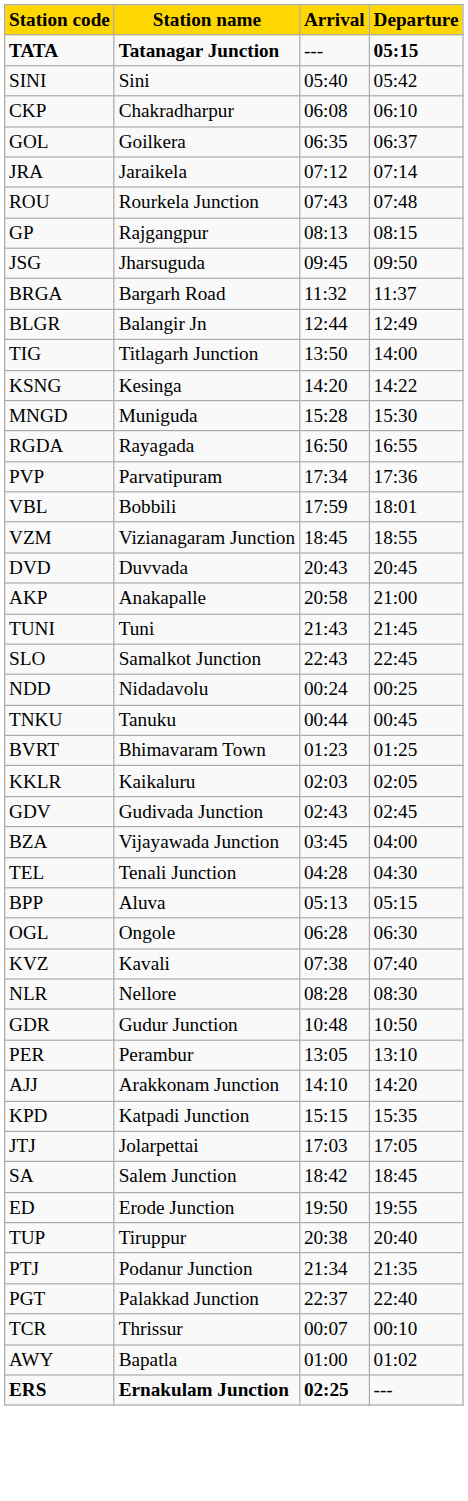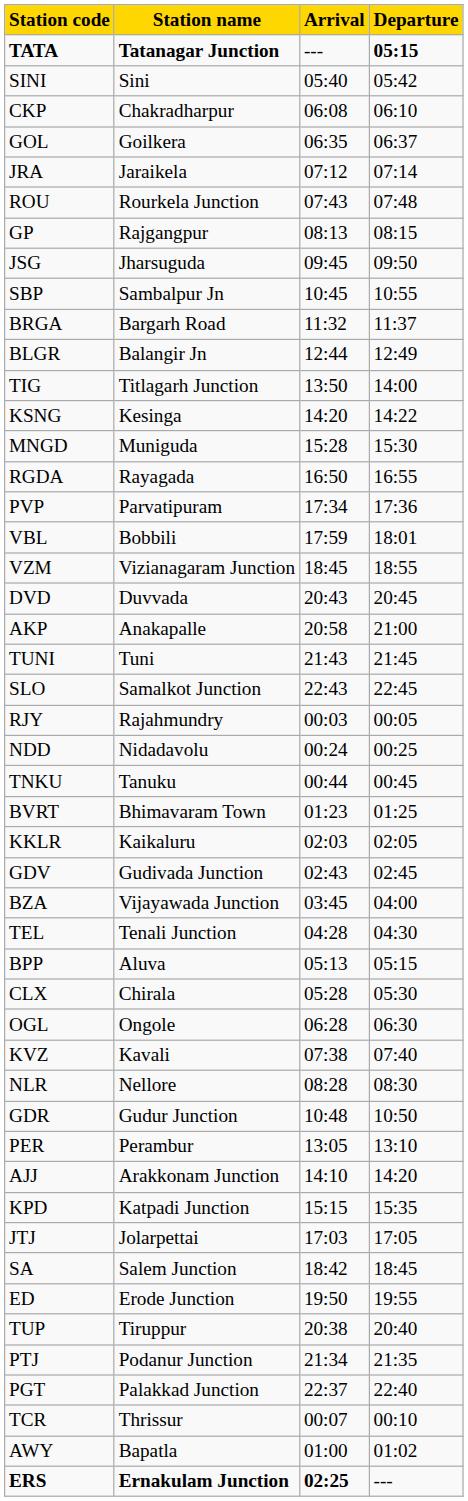+ row: (26, 293)
+ row: (26, 720)
+ row: (28, 994)
